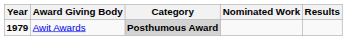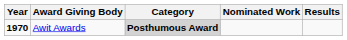(17, 27) 1979 -> (17, 27) 1970
